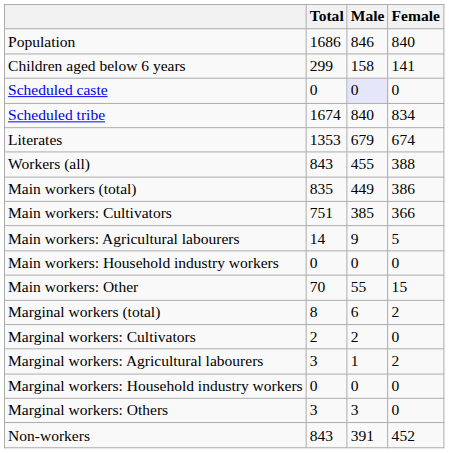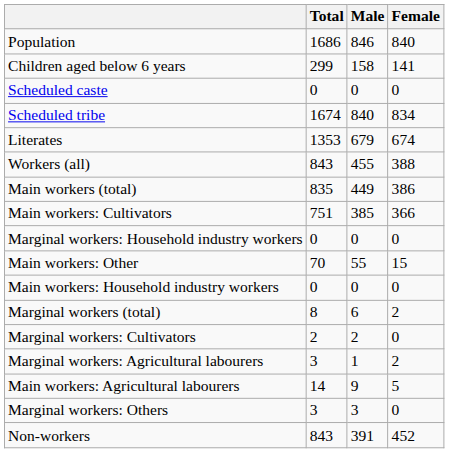(355, 90) lavender background -> (355, 90) no background
rows swapped: (124, 238) <-> (155, 386)
rows swapped: (143, 262) <-> (73, 287)
